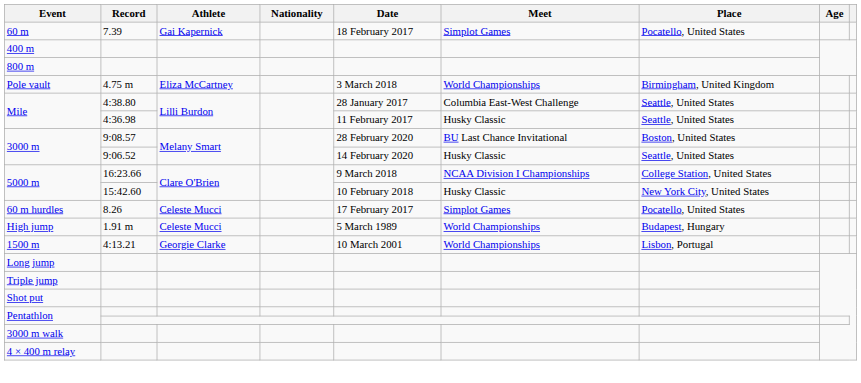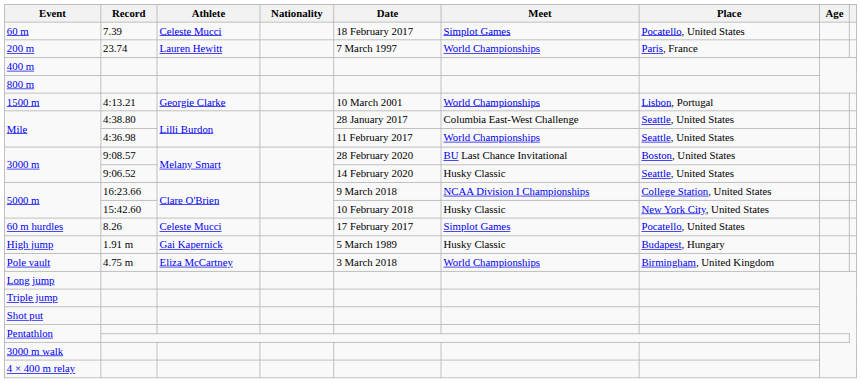(191, 31) Gai Kapernick -> (191, 31) Celeste Mucci
+ row: (20, 49)
rows swapped: (23, 244) <-> (29, 84)
(475, 120) Husky Classic -> (492, 138) World Championships
(191, 227) Celeste Mucci -> (191, 244) Gai Kapernick
(492, 227) World Championships -> (475, 244) Husky Classic
